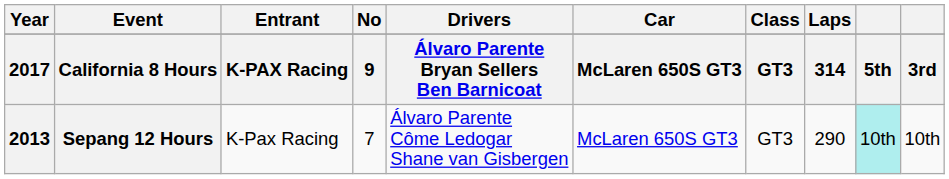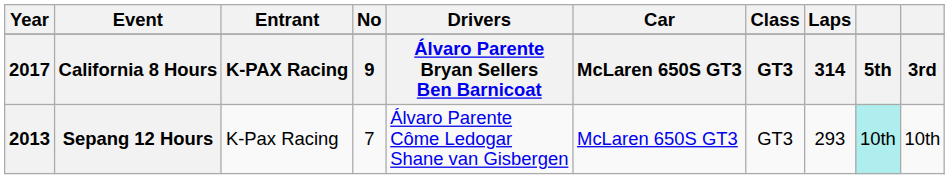(830, 139) 290 -> (830, 139) 293
